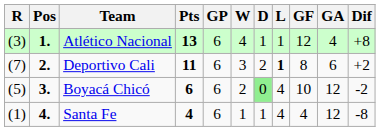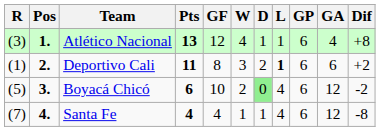columns swapped: (217, 16) <-> (304, 16)
(17, 65) (7) -> (17, 65) (1)
(17, 114) (1) -> (17, 114) (7)
